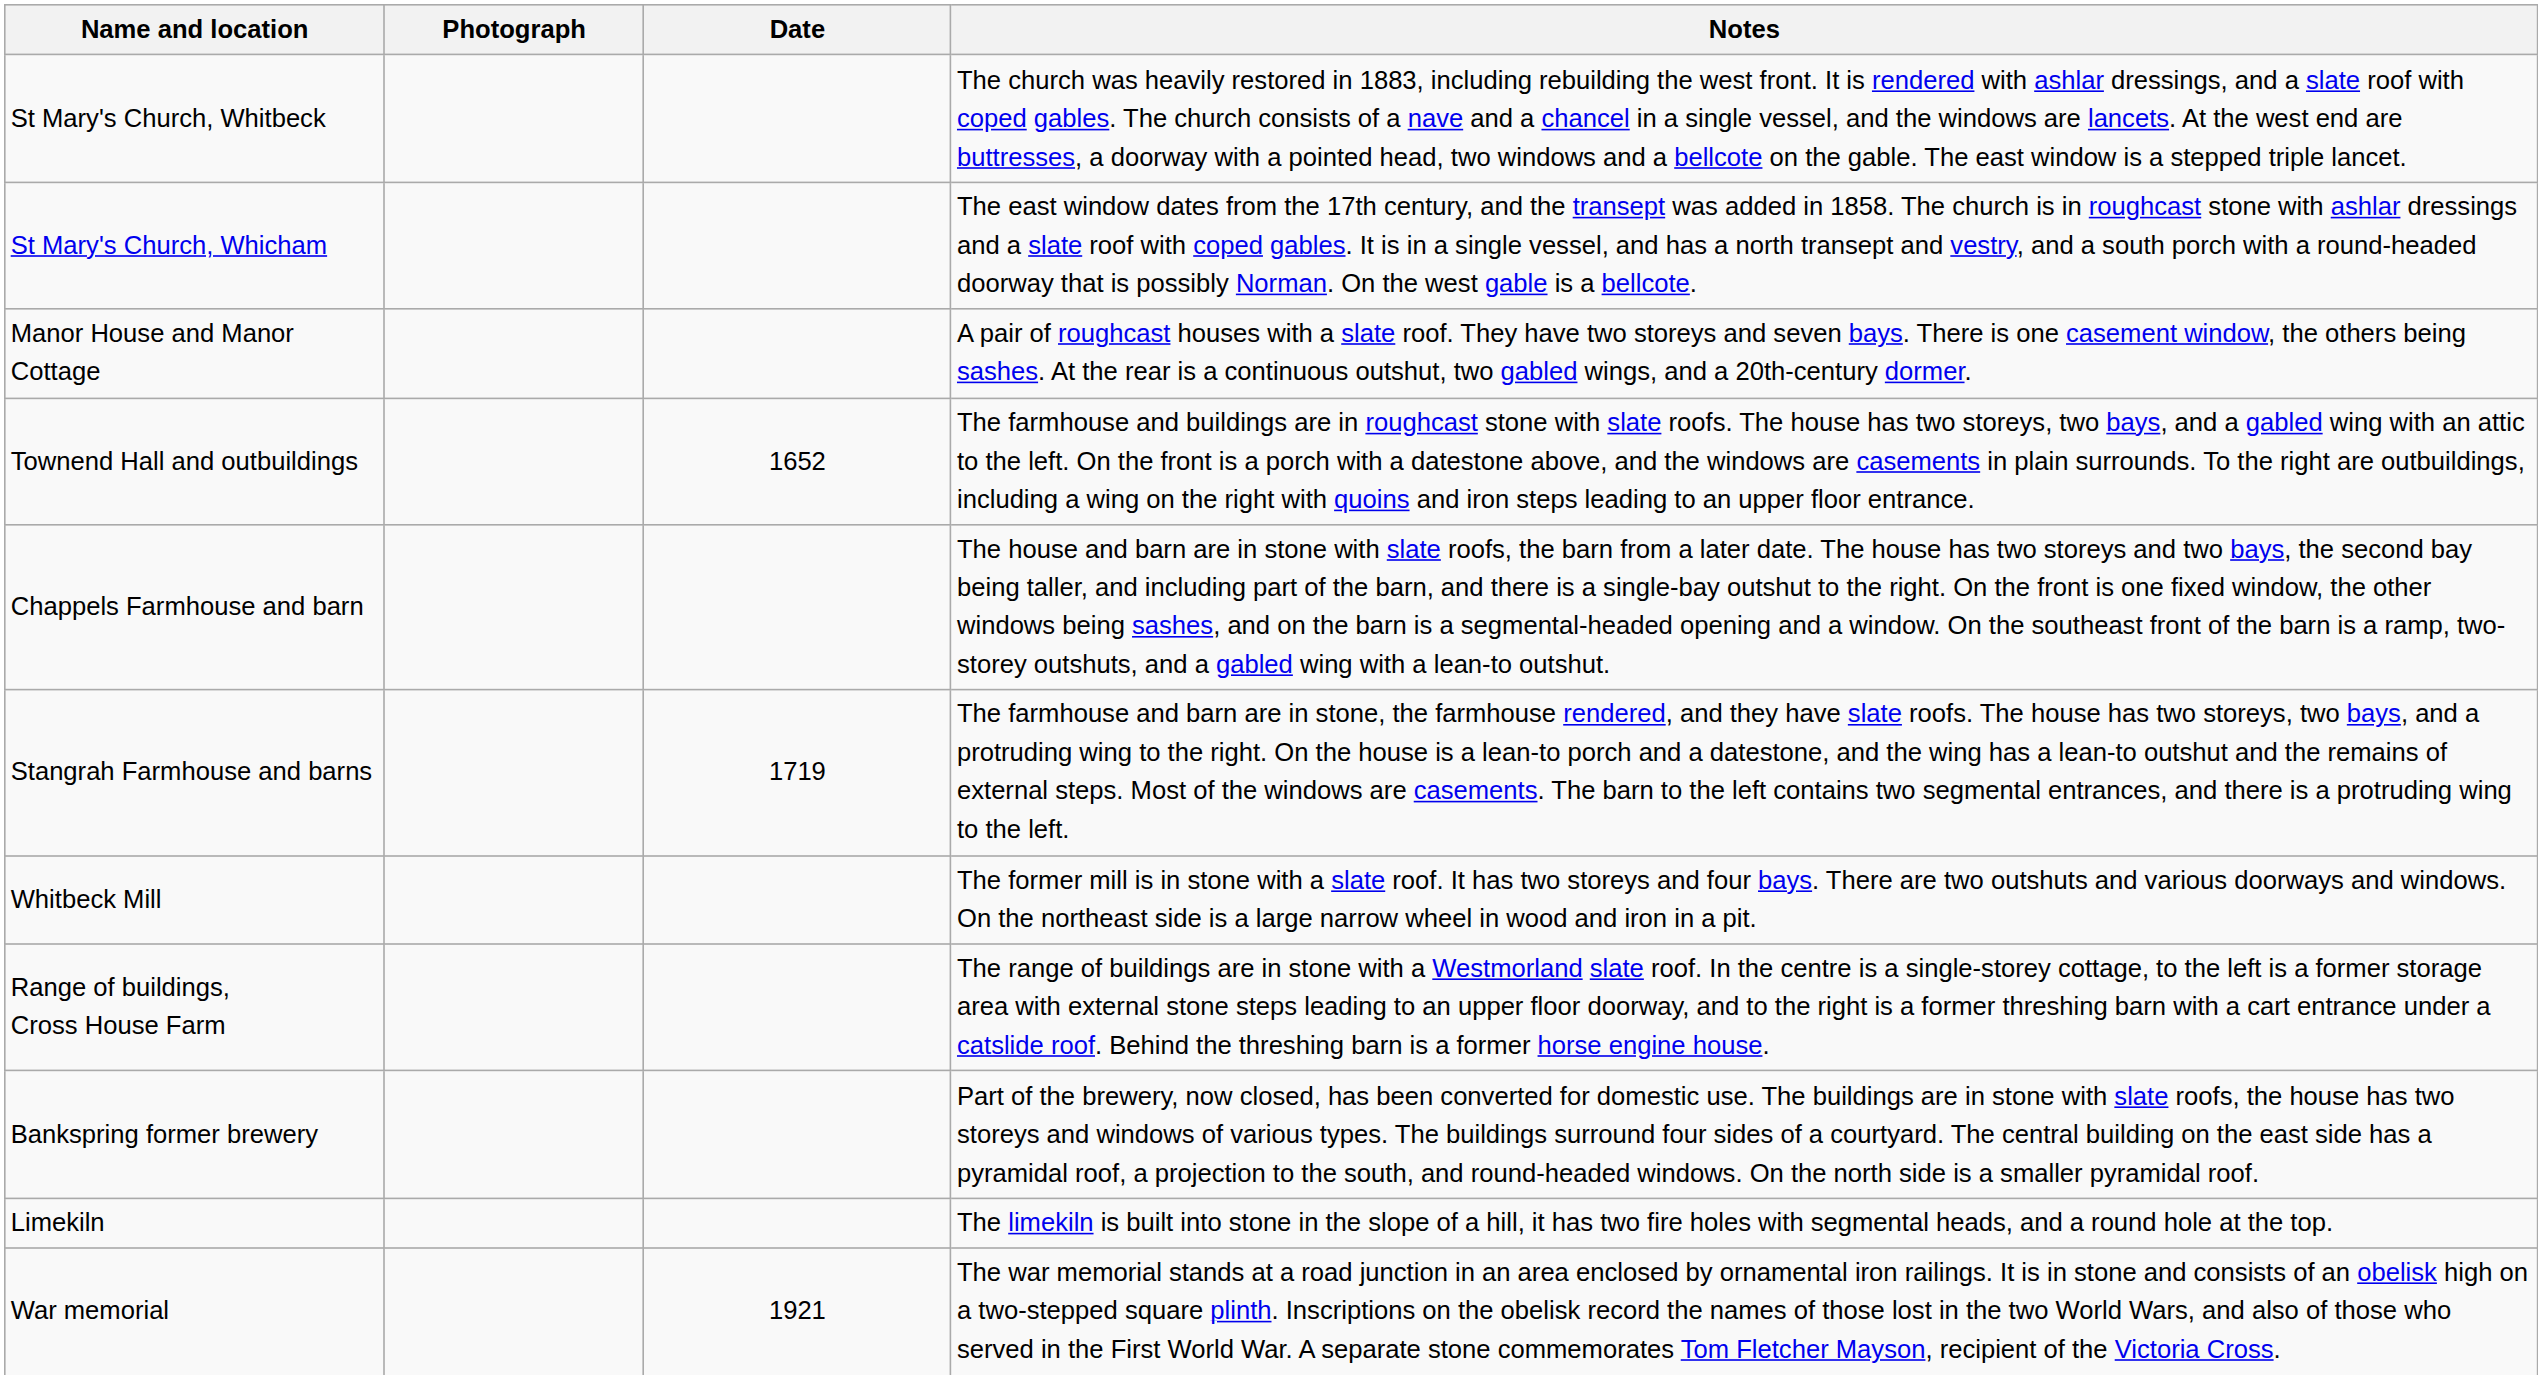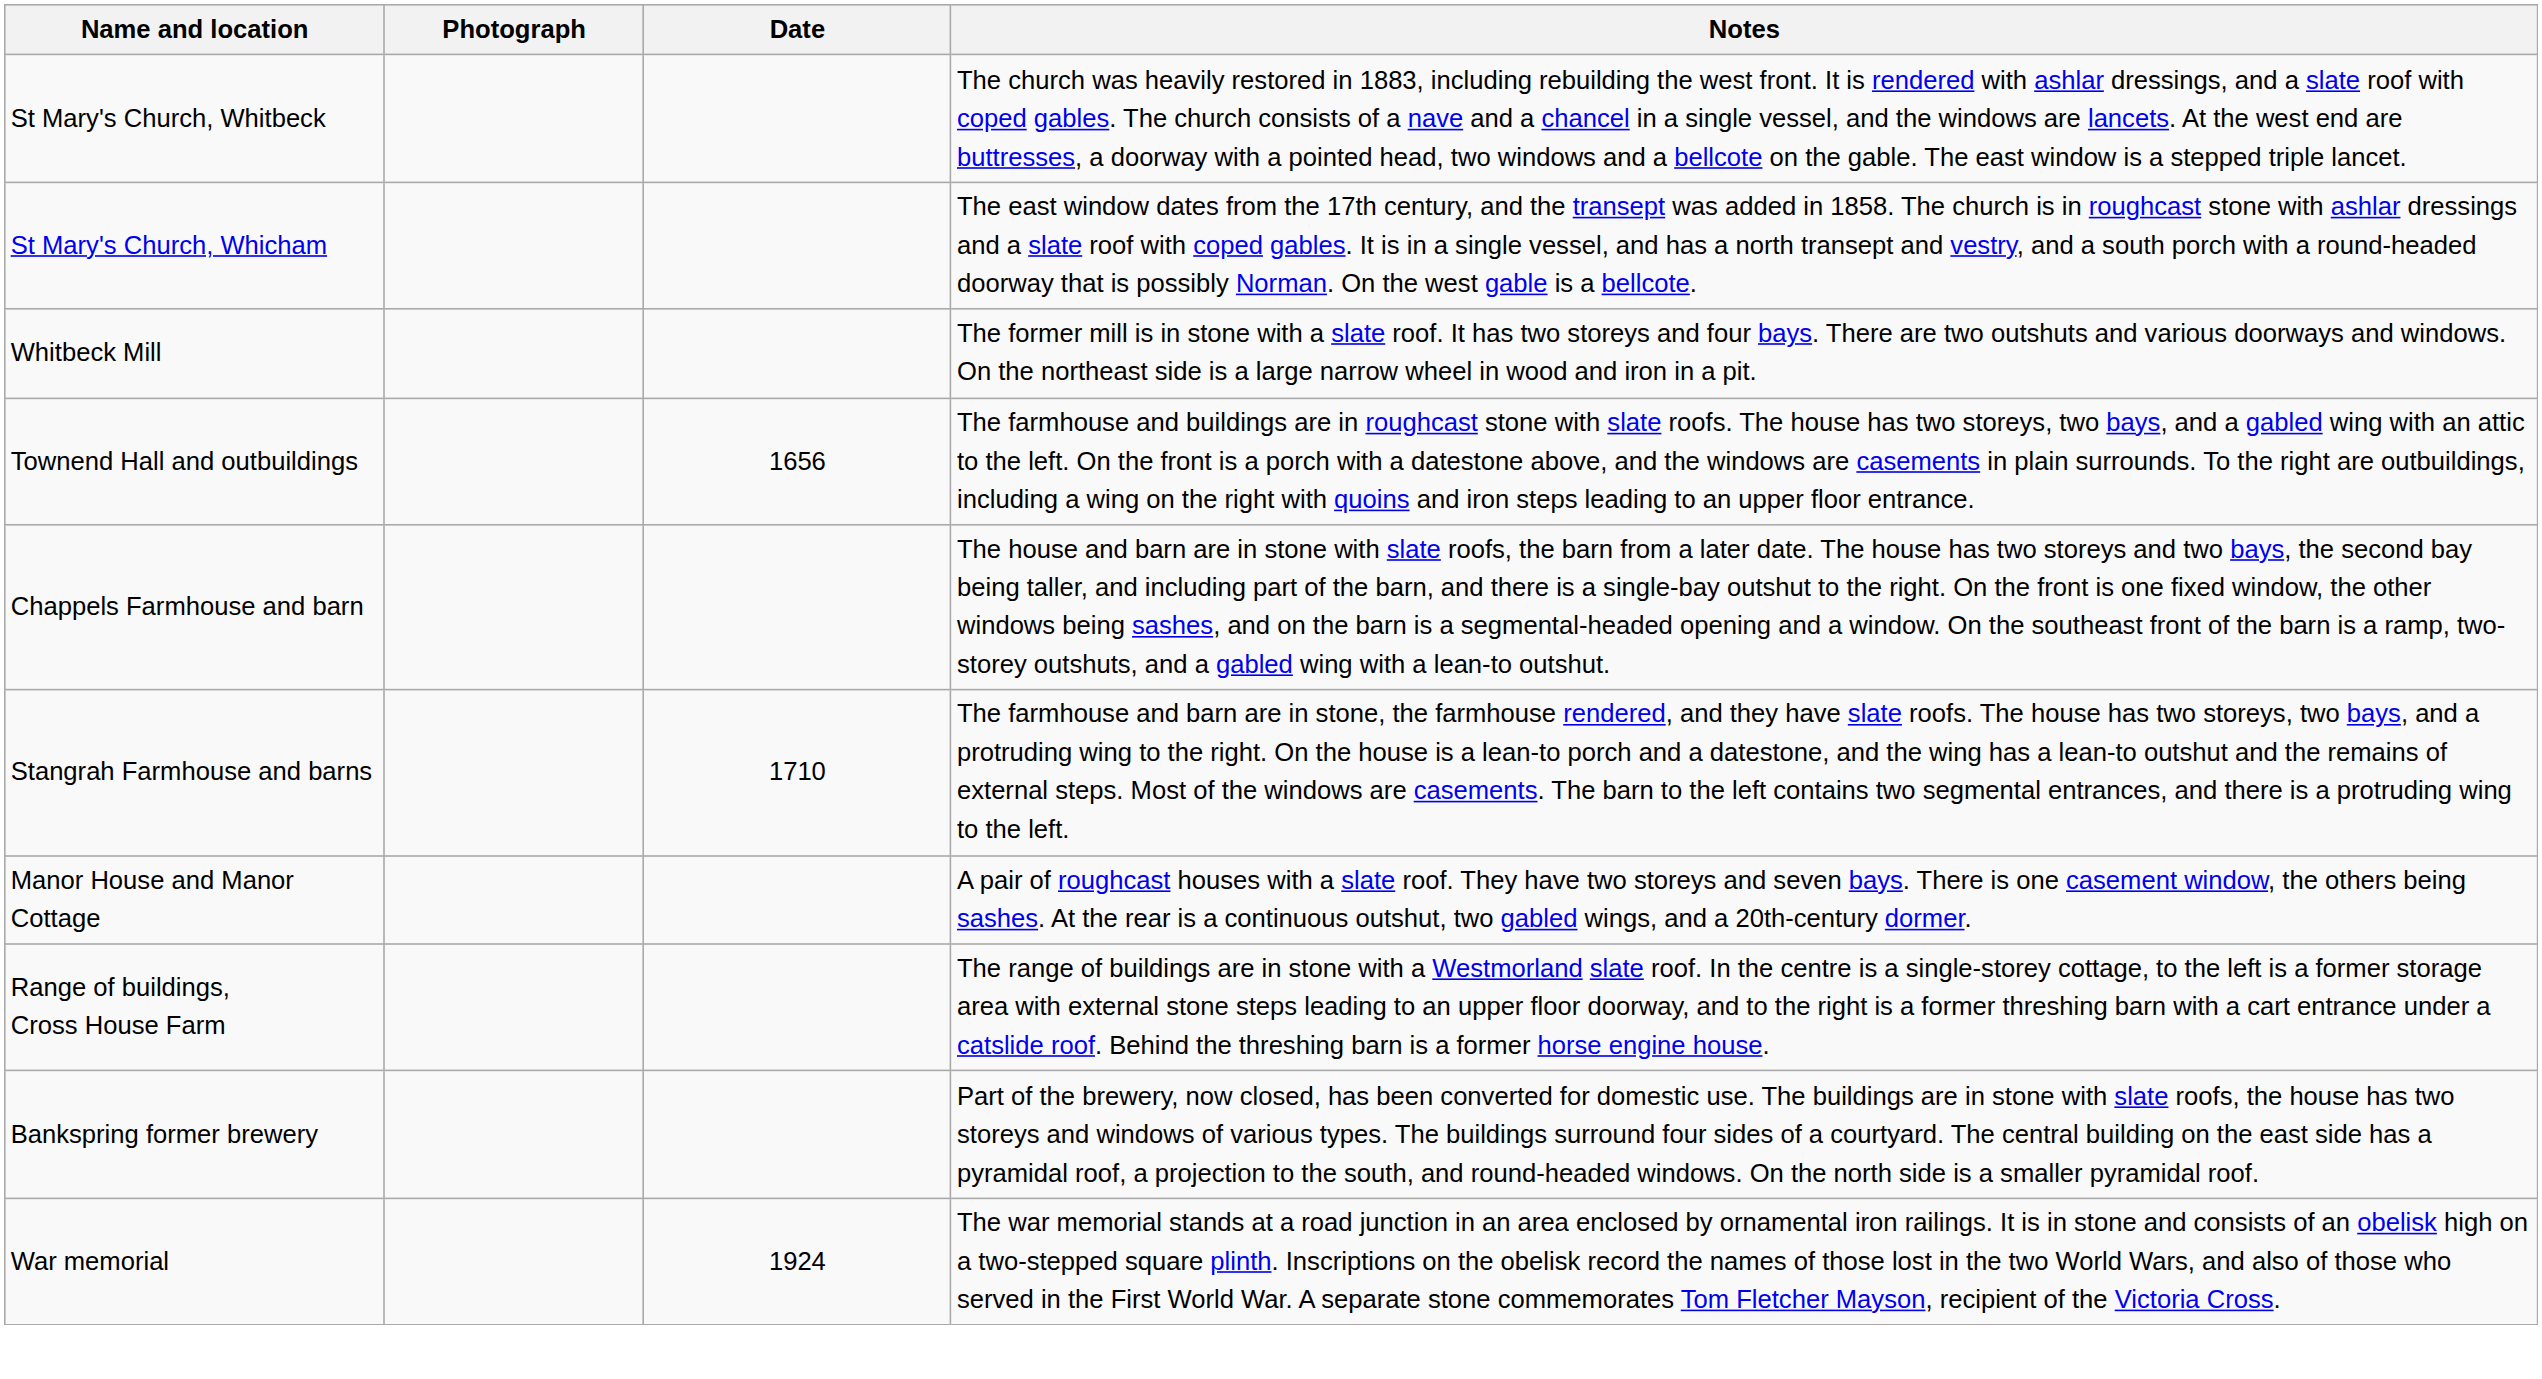rows swapped: (152, 353) <-> (86, 899)
(797, 460) 1652 -> (797, 460) 1656
(797, 772) 1719 -> (797, 772) 1710
- row: (58, 1222)
(797, 1311) 1921 -> (797, 1261) 1924
